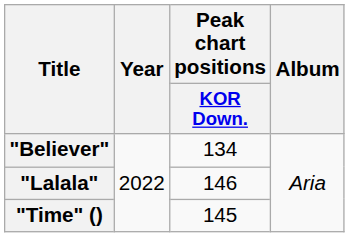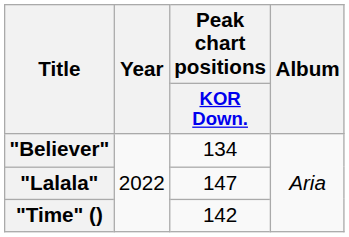(220, 182) 146 -> (220, 182) 147
(220, 215) 145 -> (220, 215) 142
